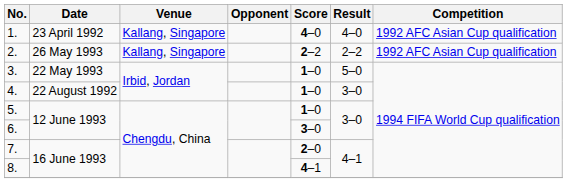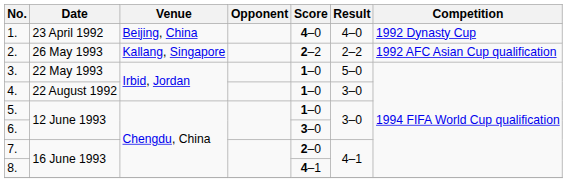(174, 33) Kallang, Singapore -> (160, 33) Beijing, China
(466, 33) 1992 AFC Asian Cup qualification -> (426, 33) 1992 Dynasty Cup
